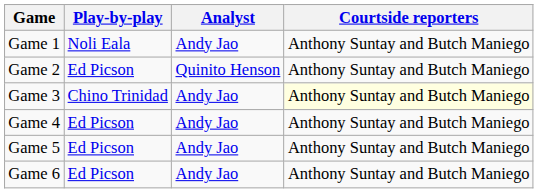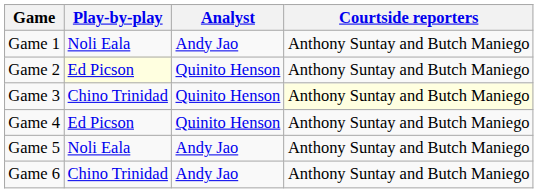(101, 69) no background -> (101, 69) lightyellow background
(207, 95) Andy Jao -> (228, 95) Quinito Henson
(207, 122) Andy Jao -> (228, 122) Quinito Henson
(101, 148) Ed Picson -> (99, 148) Noli Eala
(101, 174) Ed Picson -> (118, 174) Chino Trinidad
